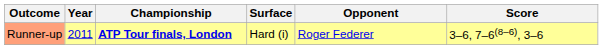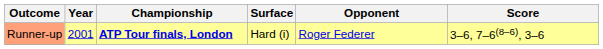(80, 33) 2011 -> (81, 33) 2001
